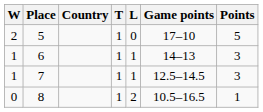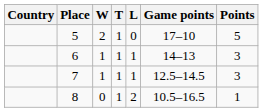columns swapped: (85, 14) <-> (14, 14)
